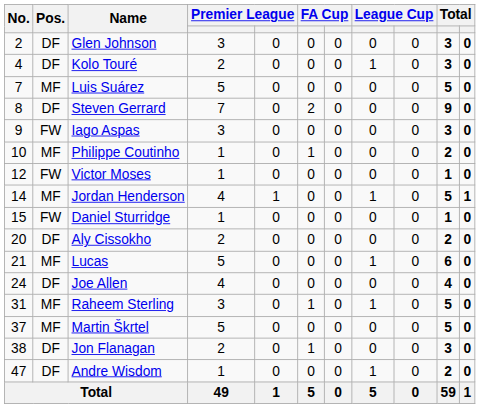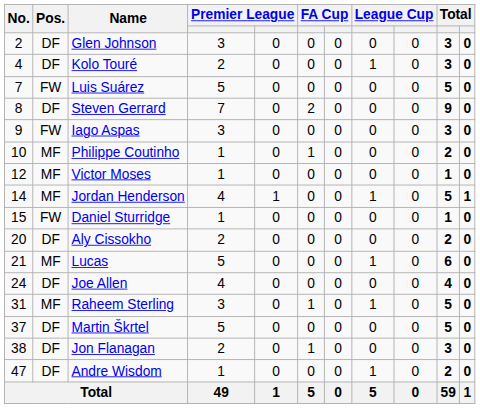(51, 87) MF -> (51, 87) FW
(51, 174) FW -> (51, 174) MF
(51, 327) MF -> (51, 327) DF
